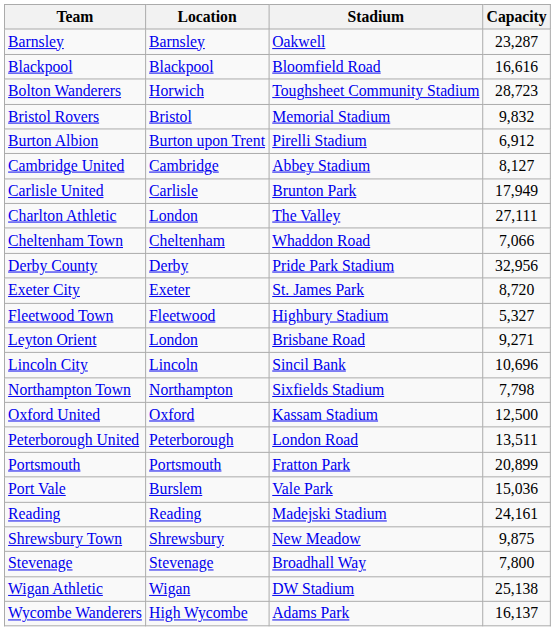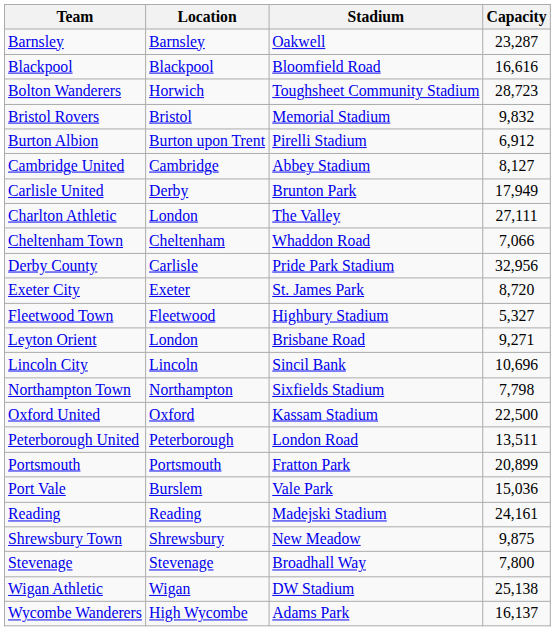(174, 191) Carlisle -> (169, 191) Derby
(169, 265) Derby -> (174, 265) Carlisle
(517, 414) 12,500 -> (517, 414) 22,500
